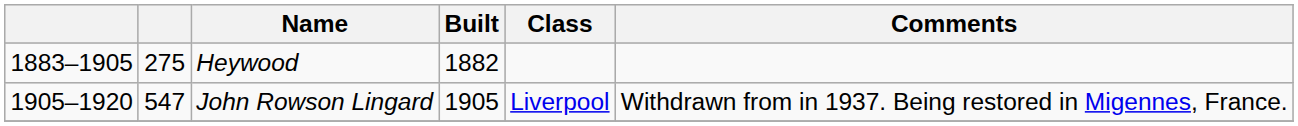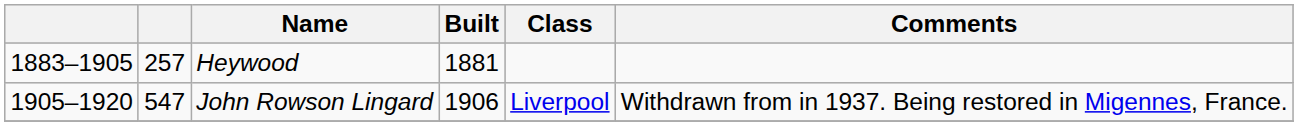(165, 62) 275 -> (165, 62) 257
(472, 62) 1882 -> (472, 62) 1881
(472, 101) 1905 -> (472, 101) 1906
